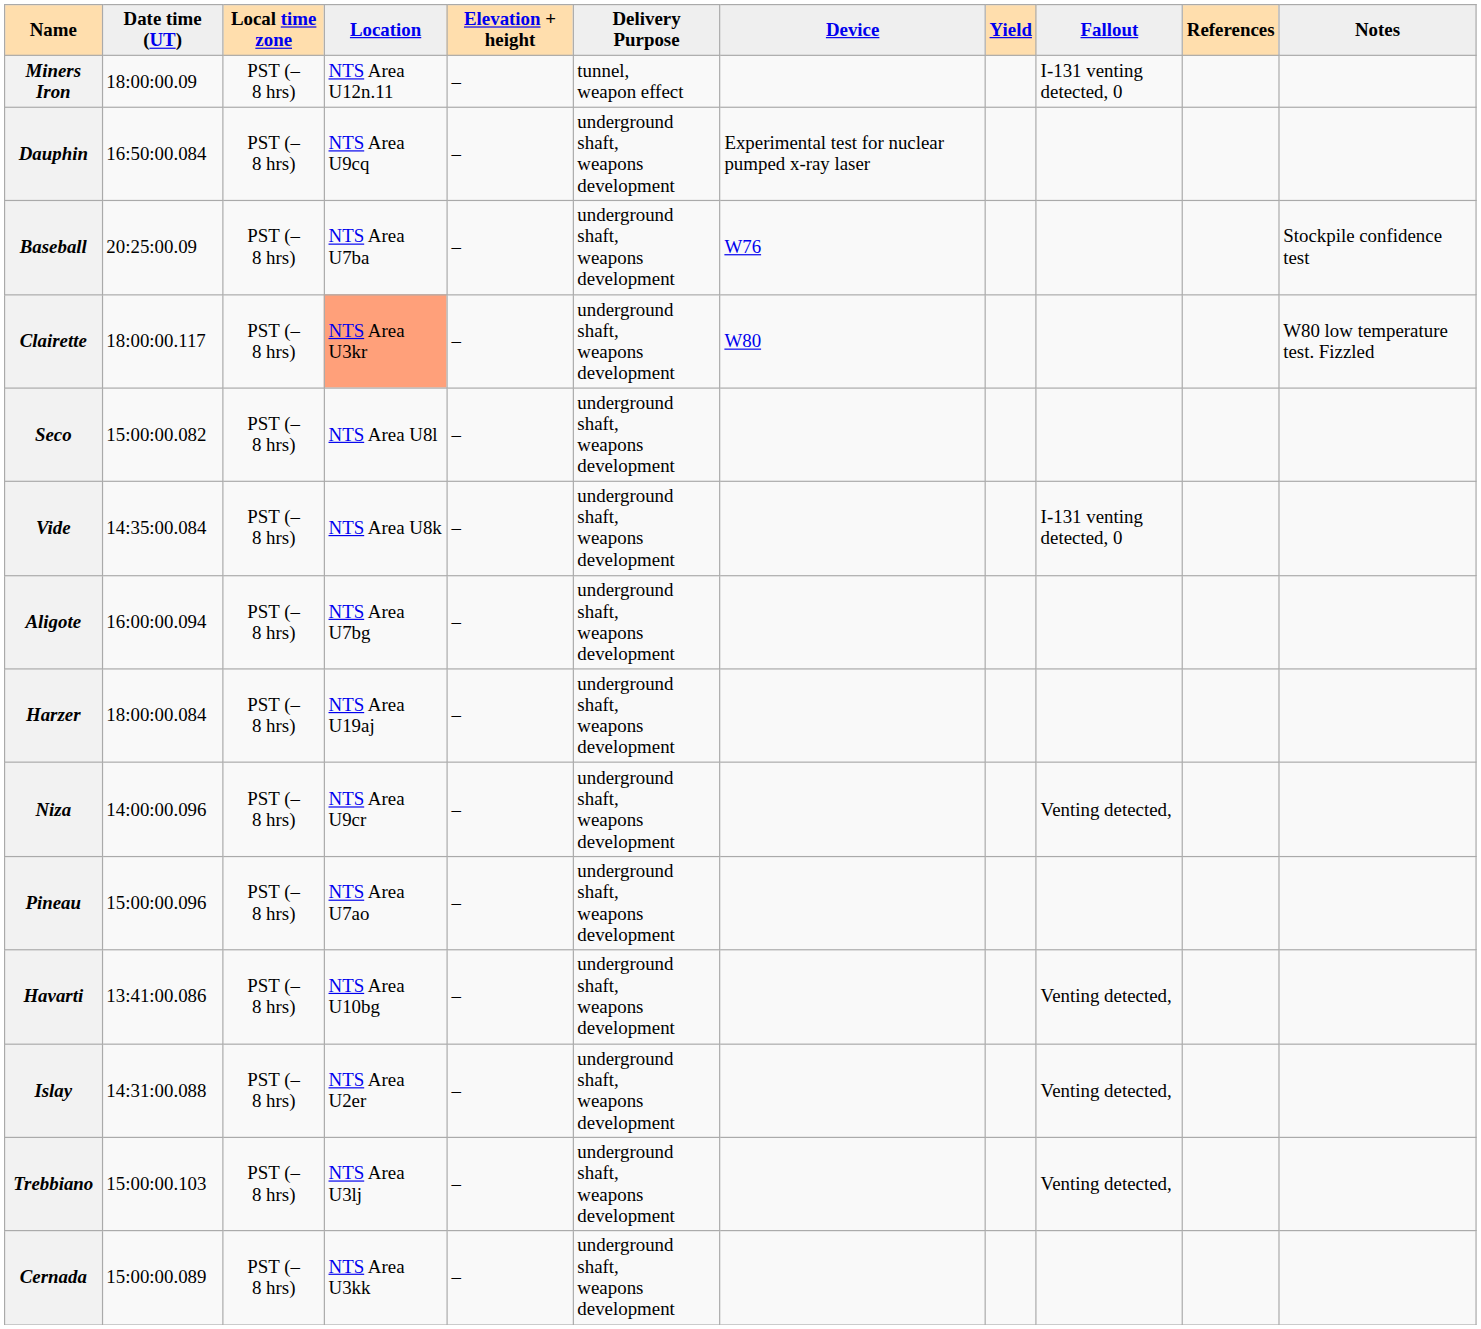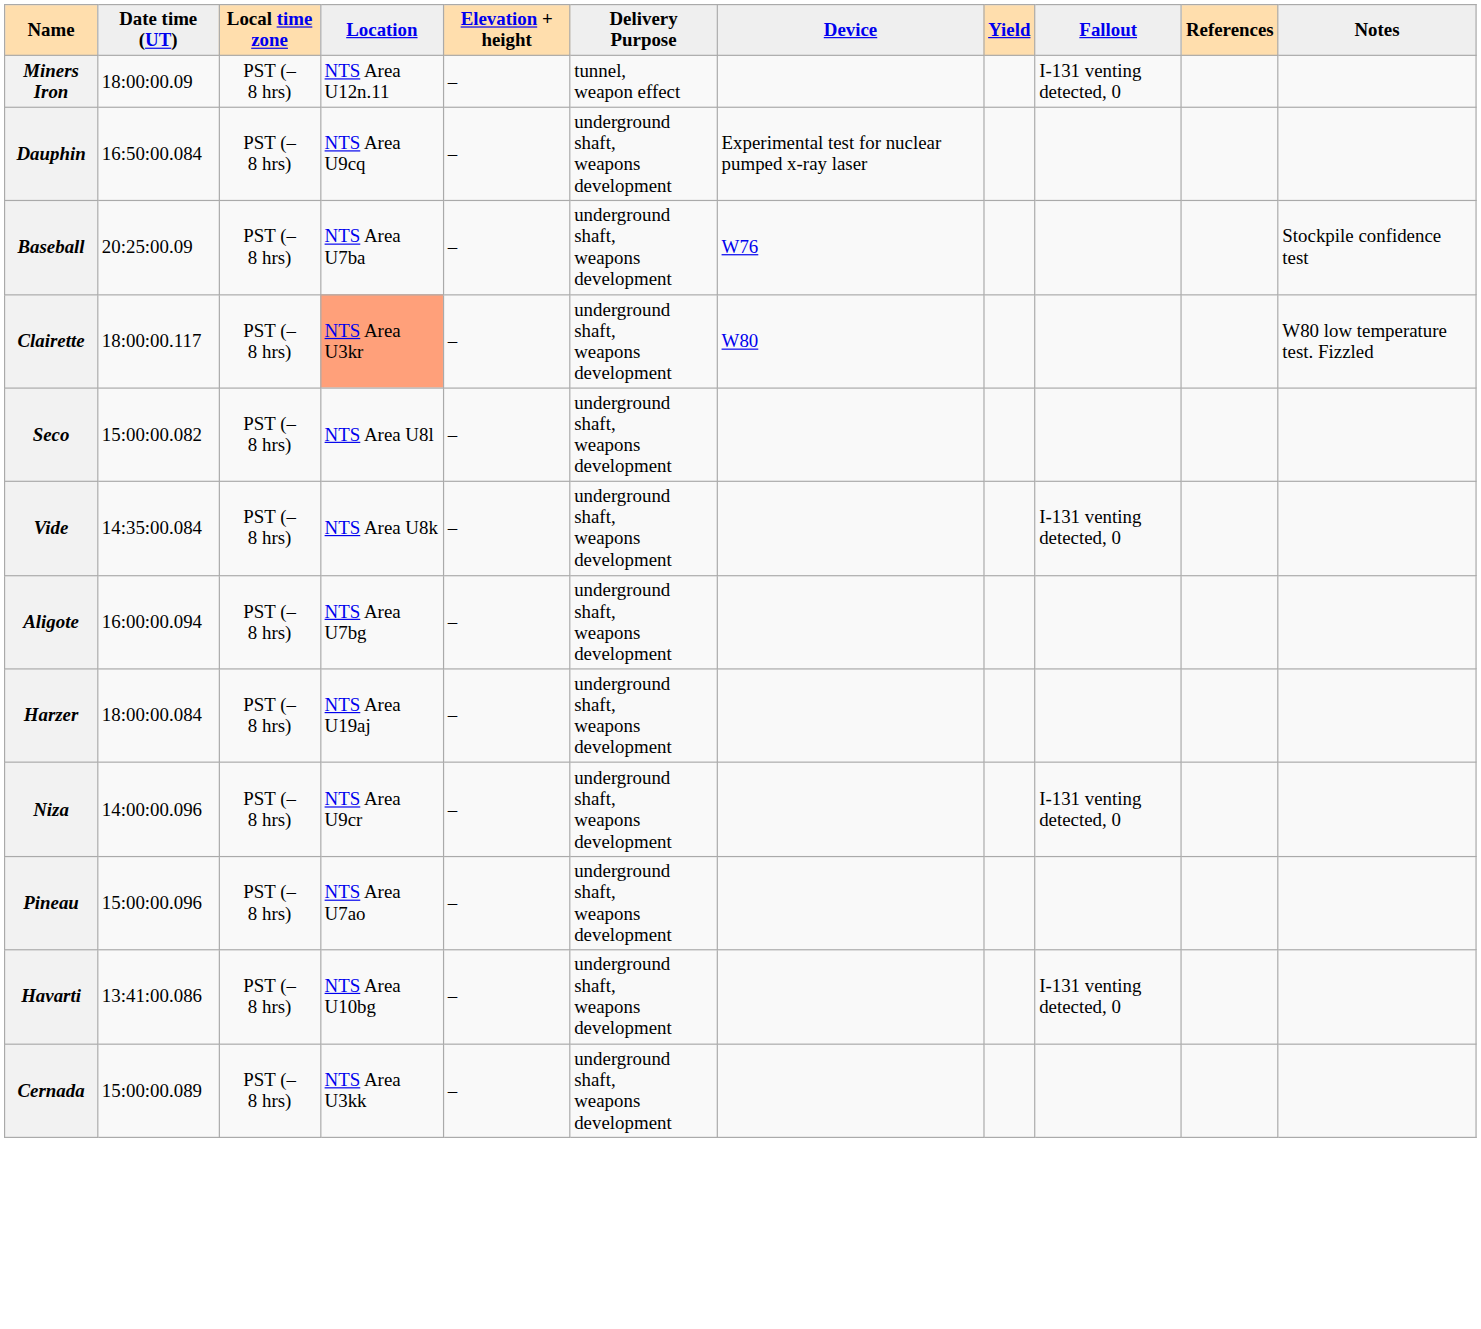(1106, 809) Venting detected, -> (1090, 809) I-131 venting detected, 0
(1106, 996) Venting detected, -> (1090, 996) I-131 venting detected, 0
- row: (53, 1090)
- row: (53, 1183)
